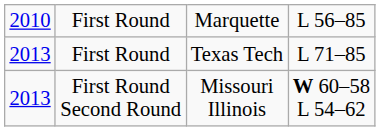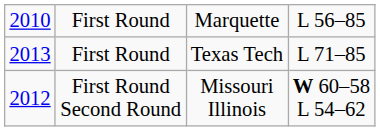(30, 97) 2013 -> (30, 97) 2012
